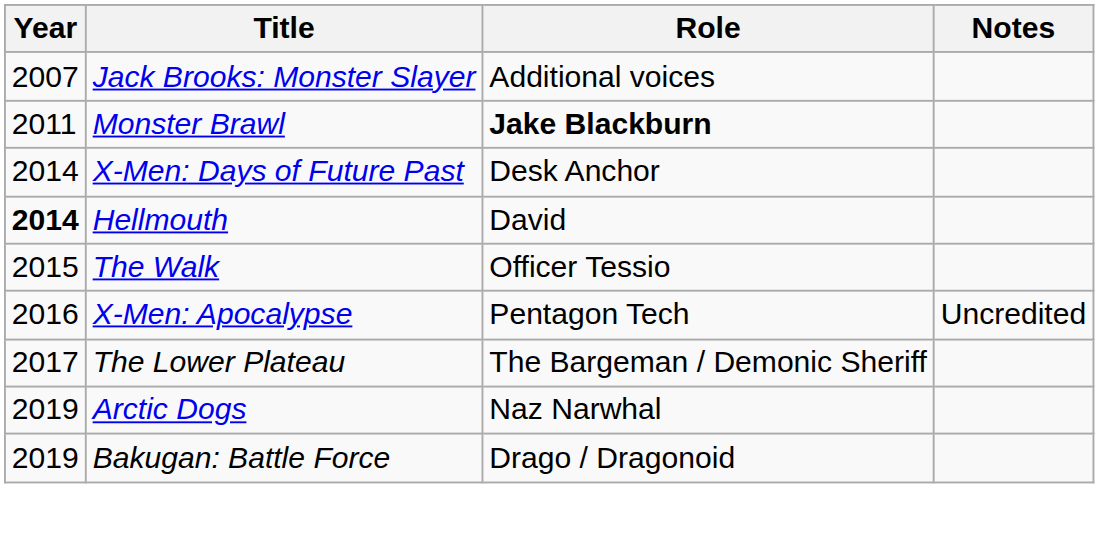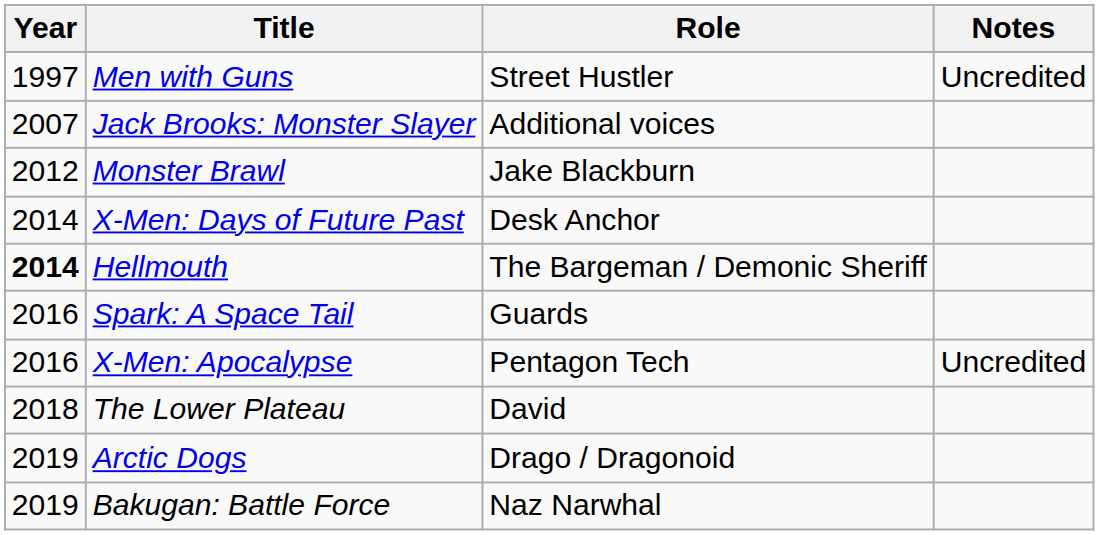+ row: (193, 76)
(44, 123) 2011 -> (45, 171) 2012
(601, 123) bold -> (592, 171) normal
(528, 219) David -> (708, 266) The Bargeman / Demonic Sheriff
- row: (156, 266)
+ row: (223, 314)
(45, 362) 2017 -> (45, 409) 2018
(708, 362) The Bargeman / Demonic Sheriff -> (528, 409) David
(575, 409) Naz Narwhal -> (612, 457) Drago / Dragonoid
(612, 457) Drago / Dragonoid -> (575, 505) Naz Narwhal
